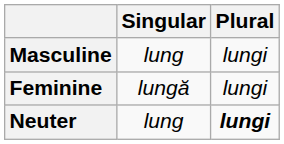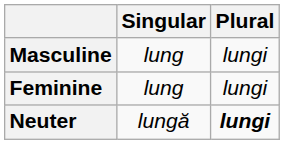(164, 88) lungă -> (164, 88) lung
(164, 121) lung -> (164, 121) lungă
